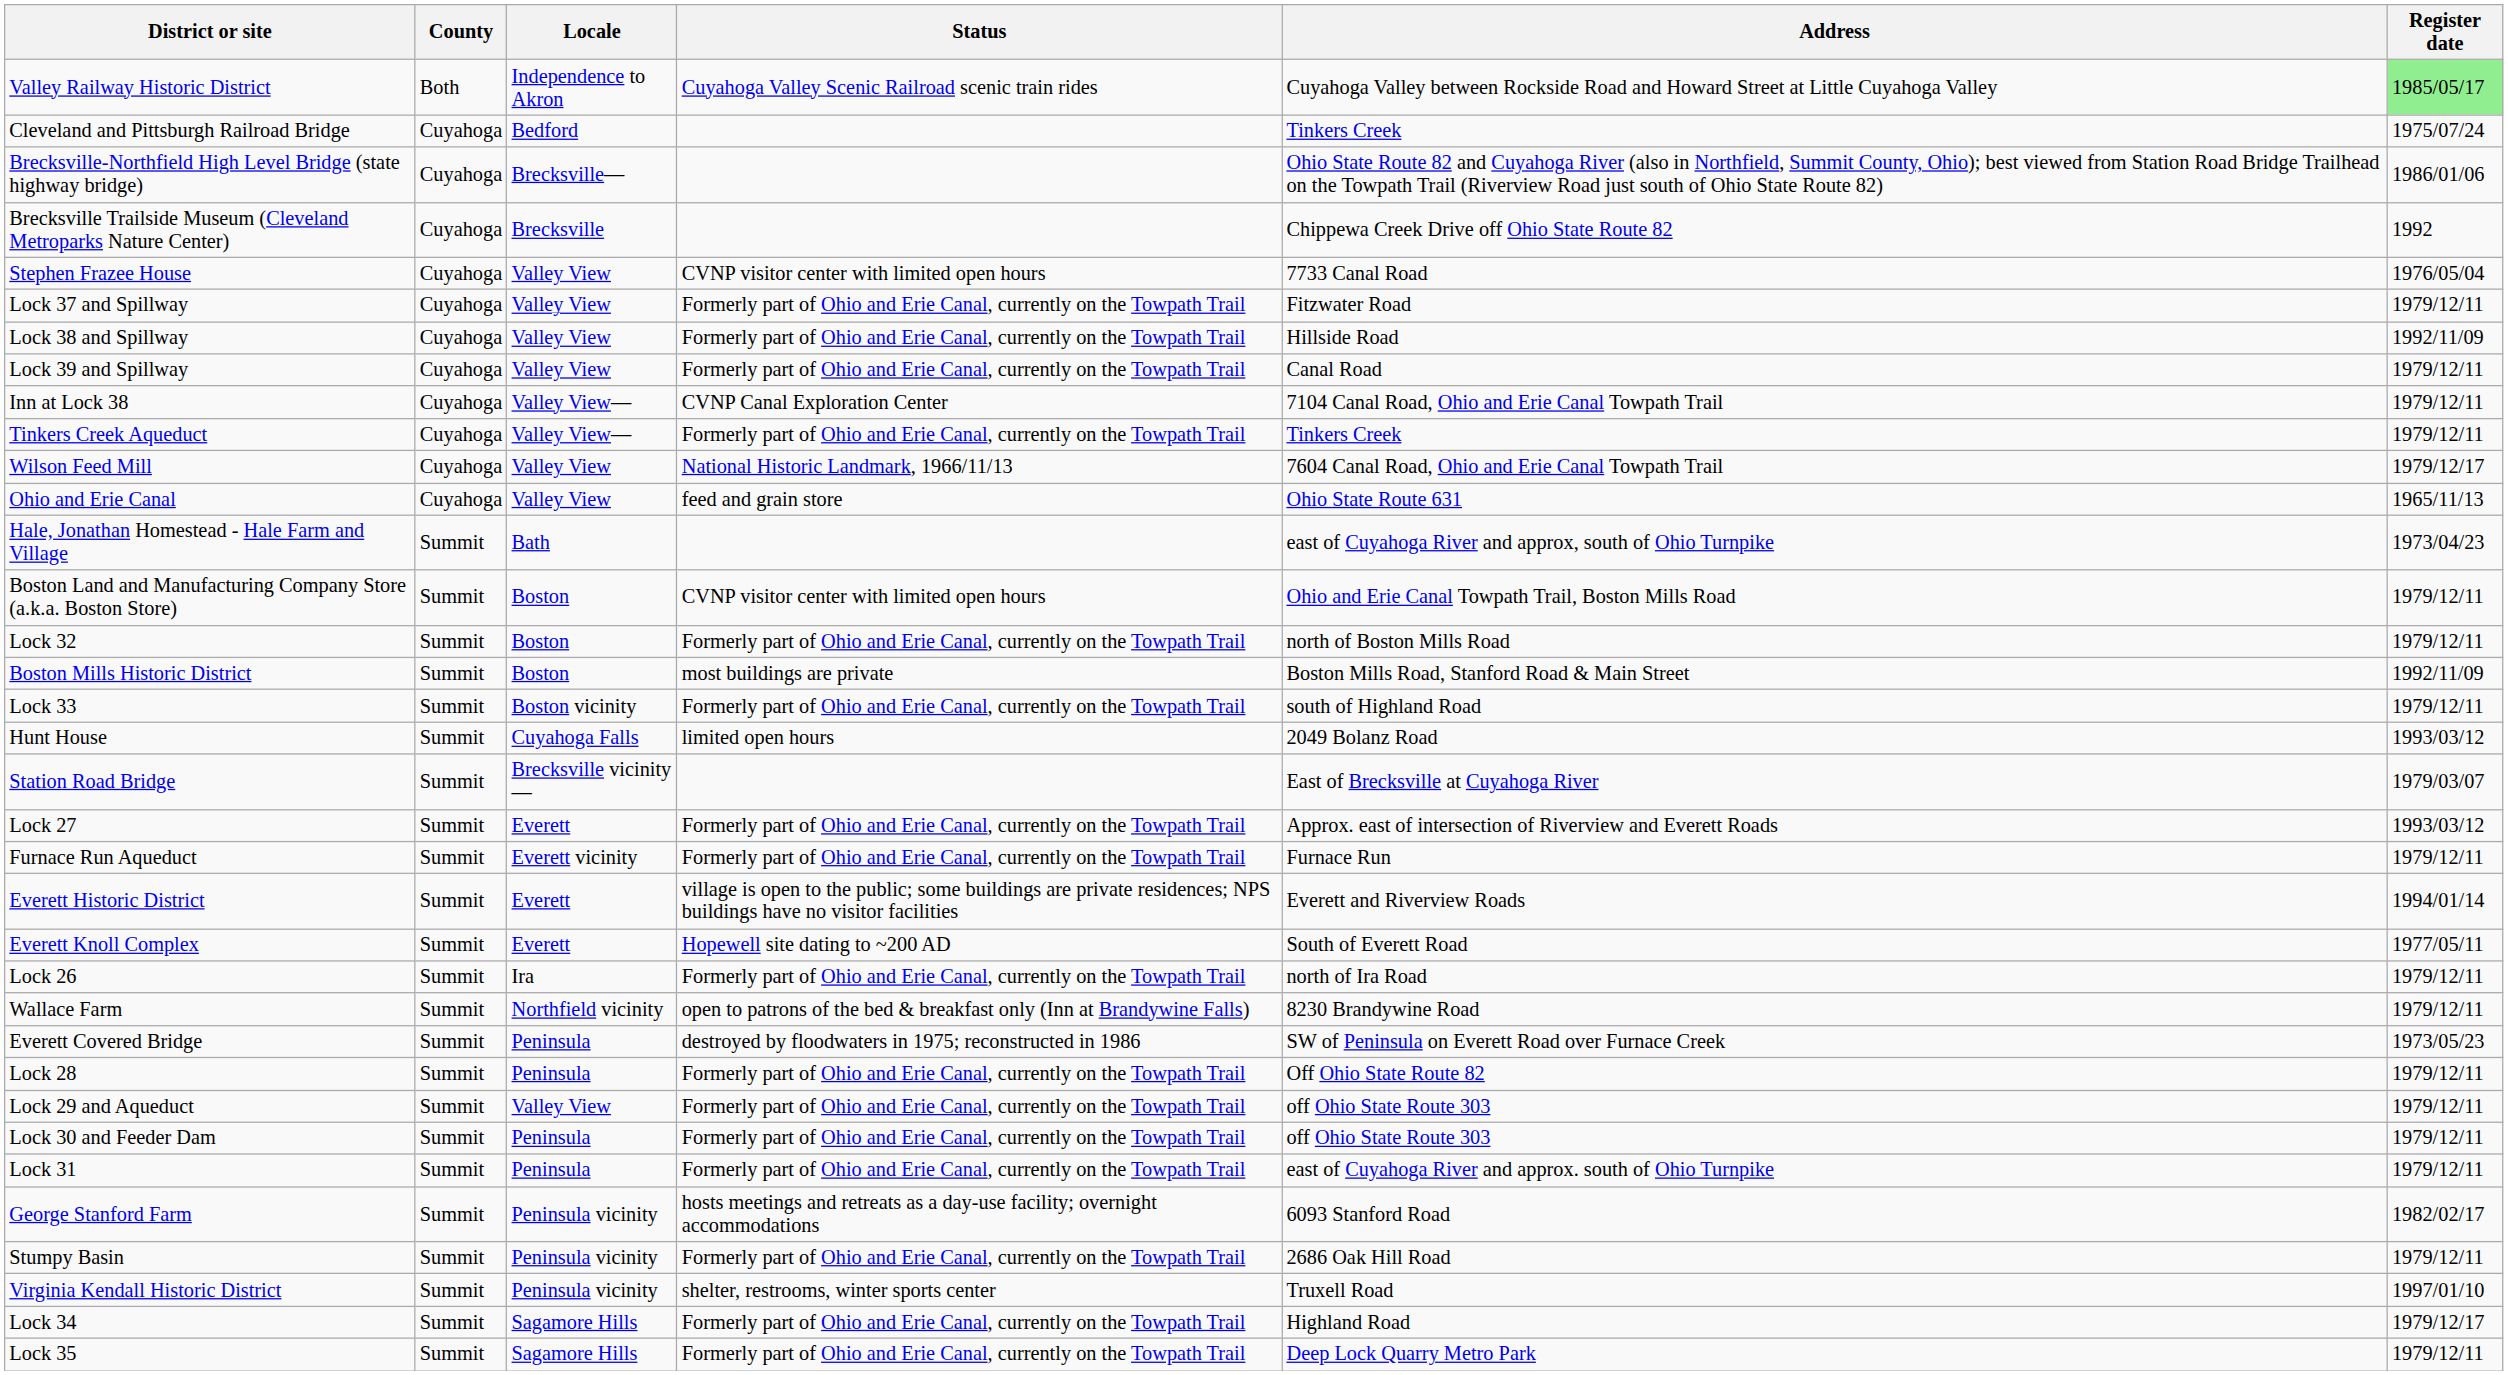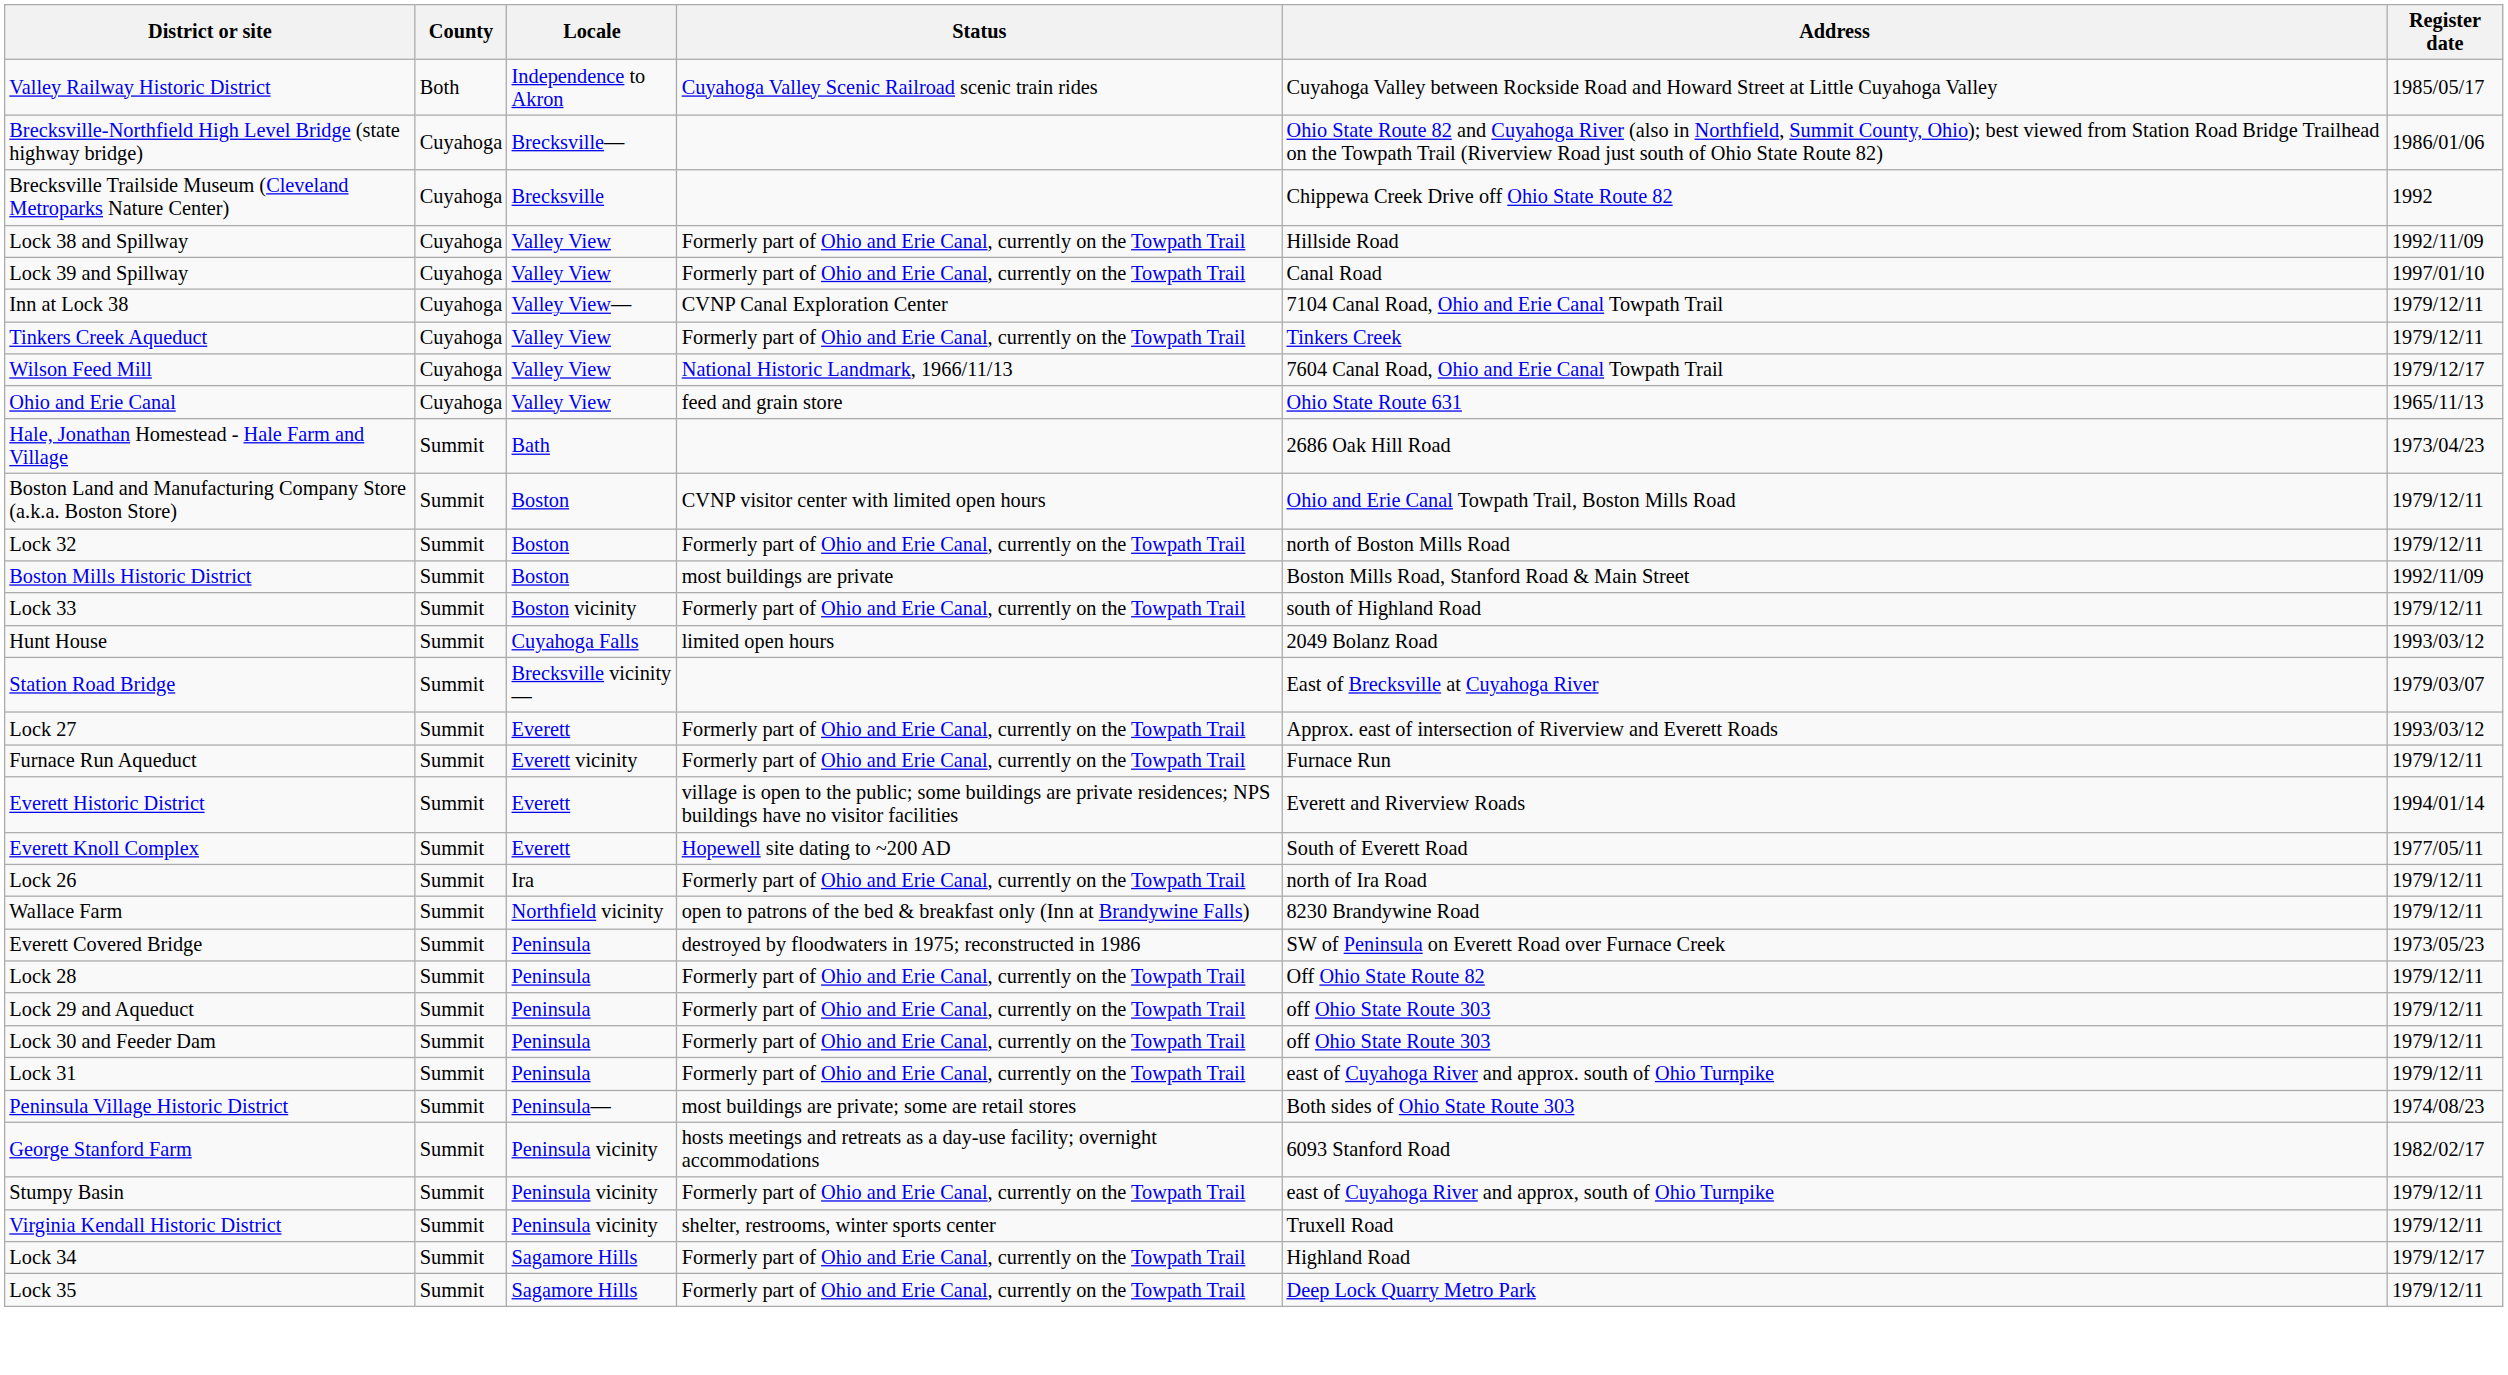(2438, 87) lightgreen background -> (2438, 87) no background
- row: (180, 130)
- row: (100, 273)
- row: (99, 305)
(2438, 369) 1979/12/11 -> (2438, 273) 1997/01/10
(571, 434) Valley View— -> (561, 337) Valley View
(1530, 542) east of Cuyahoga River and approx, south of Ohio Turnpike -> (1369, 445) 2686 Oak Hill Road
(561, 1105) Valley View -> (551, 1009) Peninsula
+ row: (149, 1105)
(1369, 1257) 2686 Oak Hill Road -> (1530, 1193) east of Cuyahoga River and approx, south of Ohio Turnpike
(2438, 1289) 1997/01/10 -> (2438, 1225) 1979/12/11
